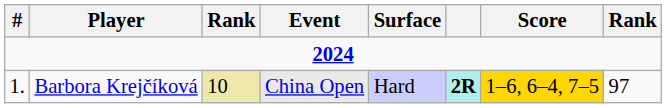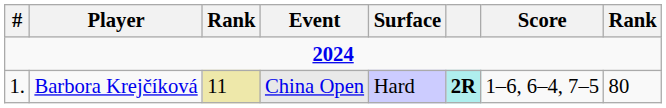(218, 86) 10 -> (217, 86) 11
(542, 86) gold background -> (542, 86) no background
(619, 86) 97 -> (619, 86) 80
